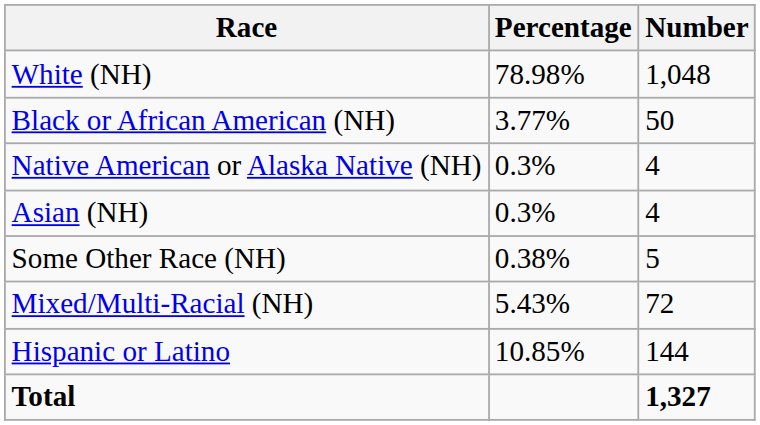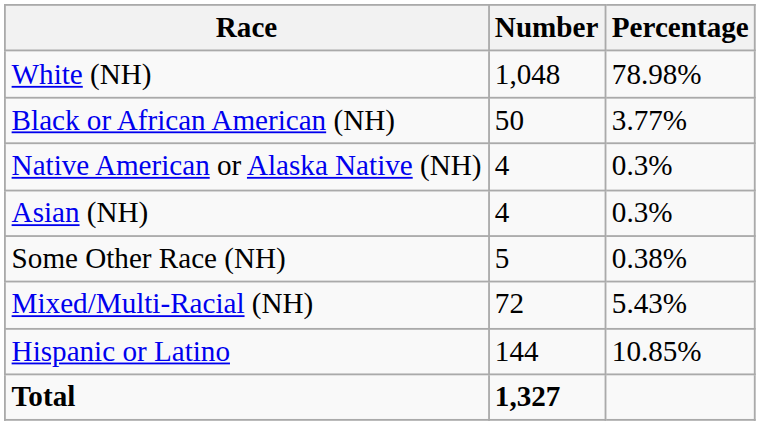columns swapped: (697, 27) <-> (563, 27)
